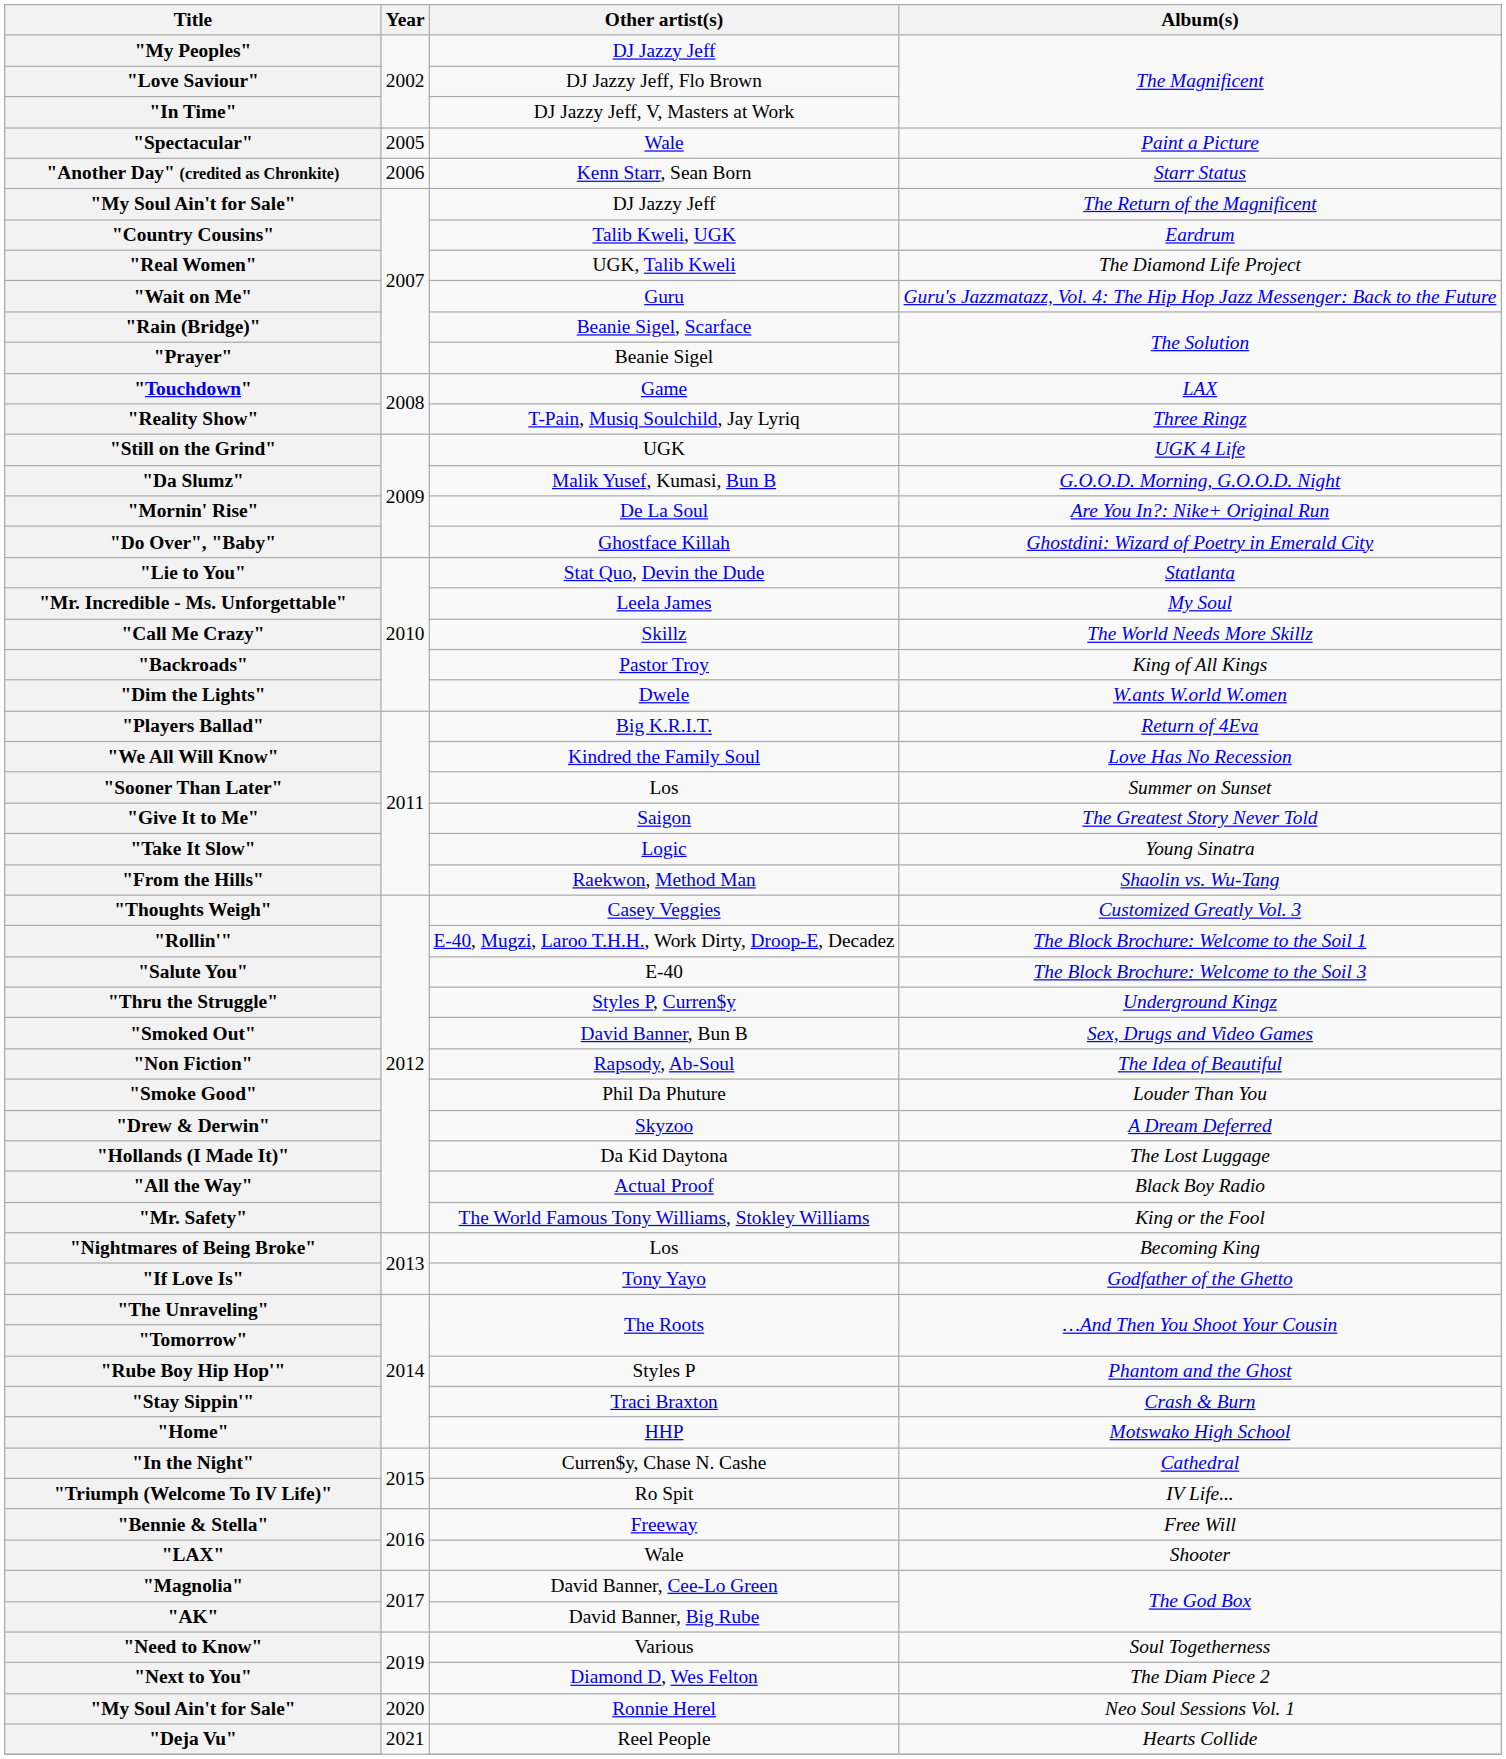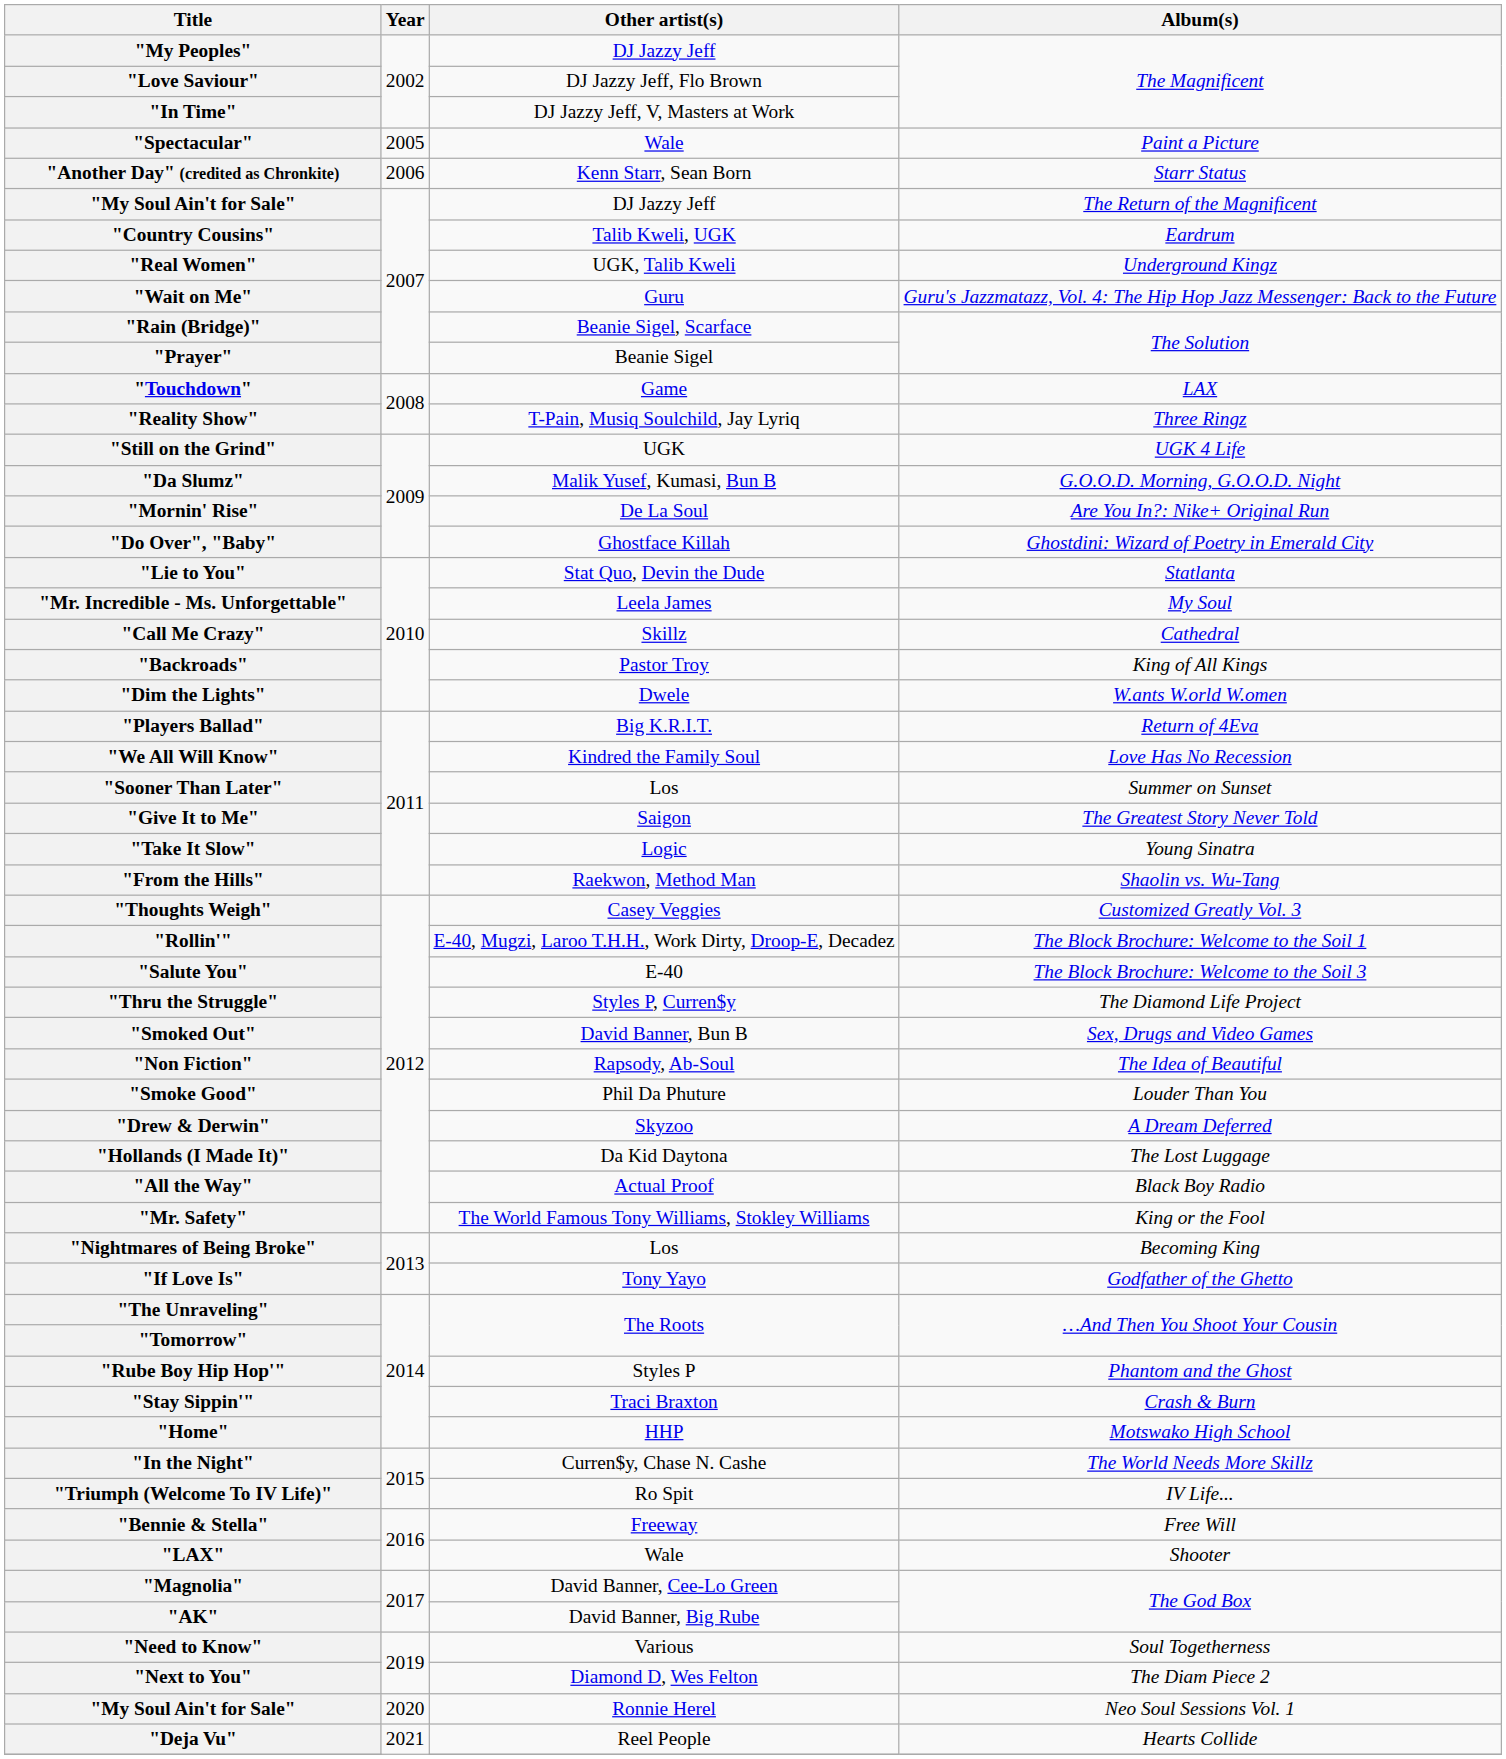(1200, 265) The Diamond Life Project -> (1200, 265) Underground Kingz
(1200, 633) The World Needs More Skillz -> (1200, 633) Cathedral
(1200, 1002) Underground Kingz -> (1200, 1002) The Diamond Life Project
(1200, 1462) Cathedral -> (1200, 1462) The World Needs More Skillz
